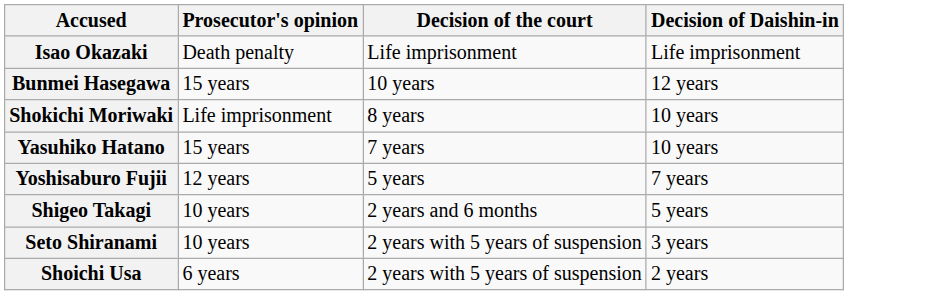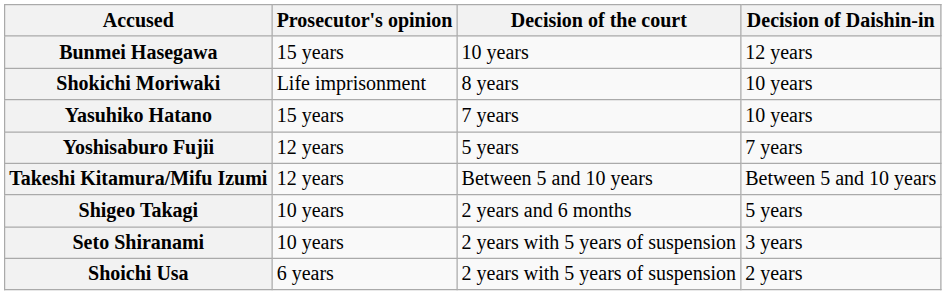- row: (91, 52)
+ row: (138, 178)
